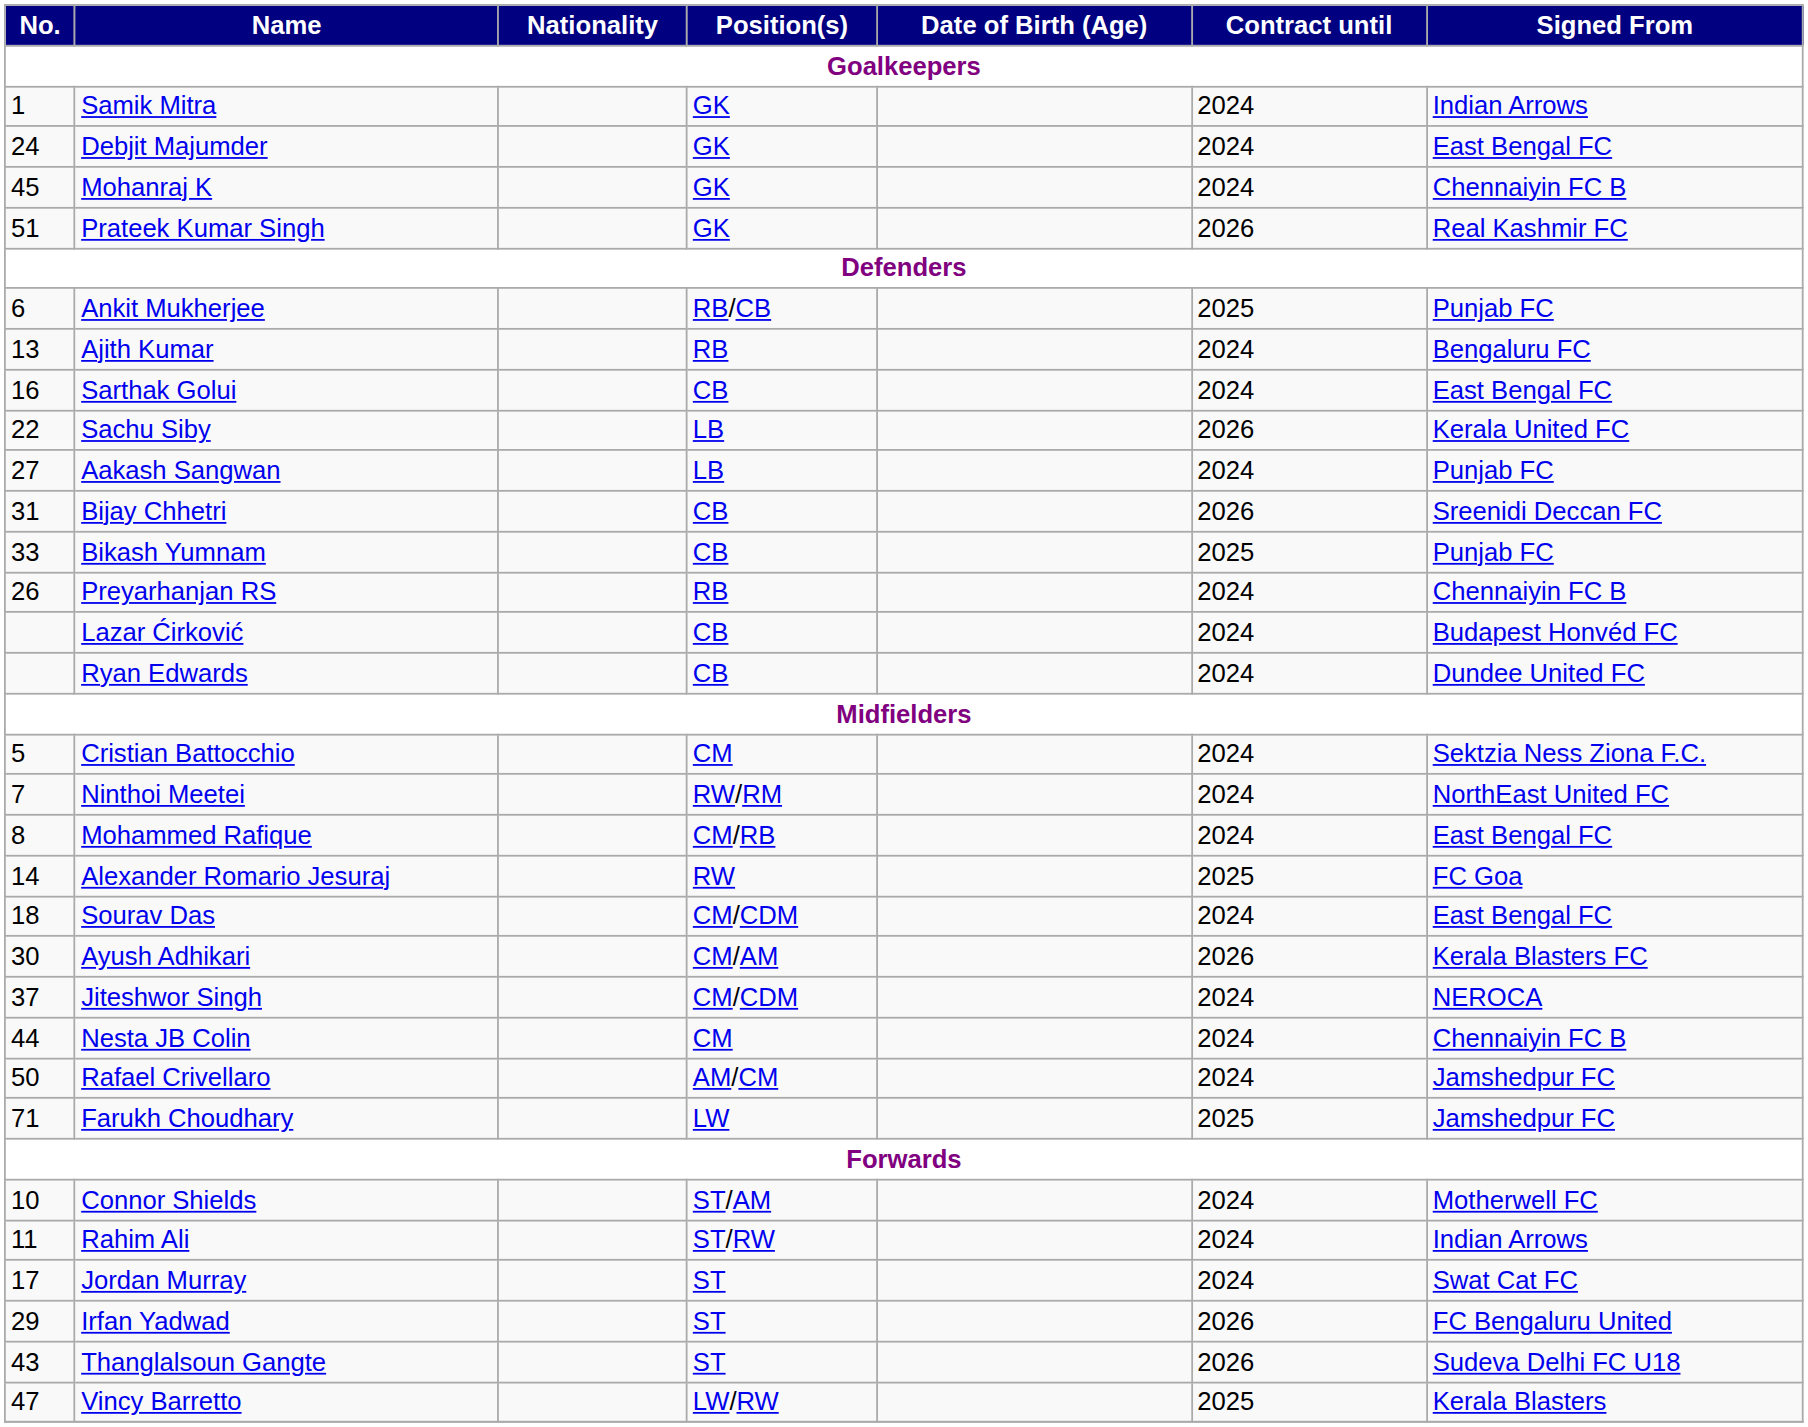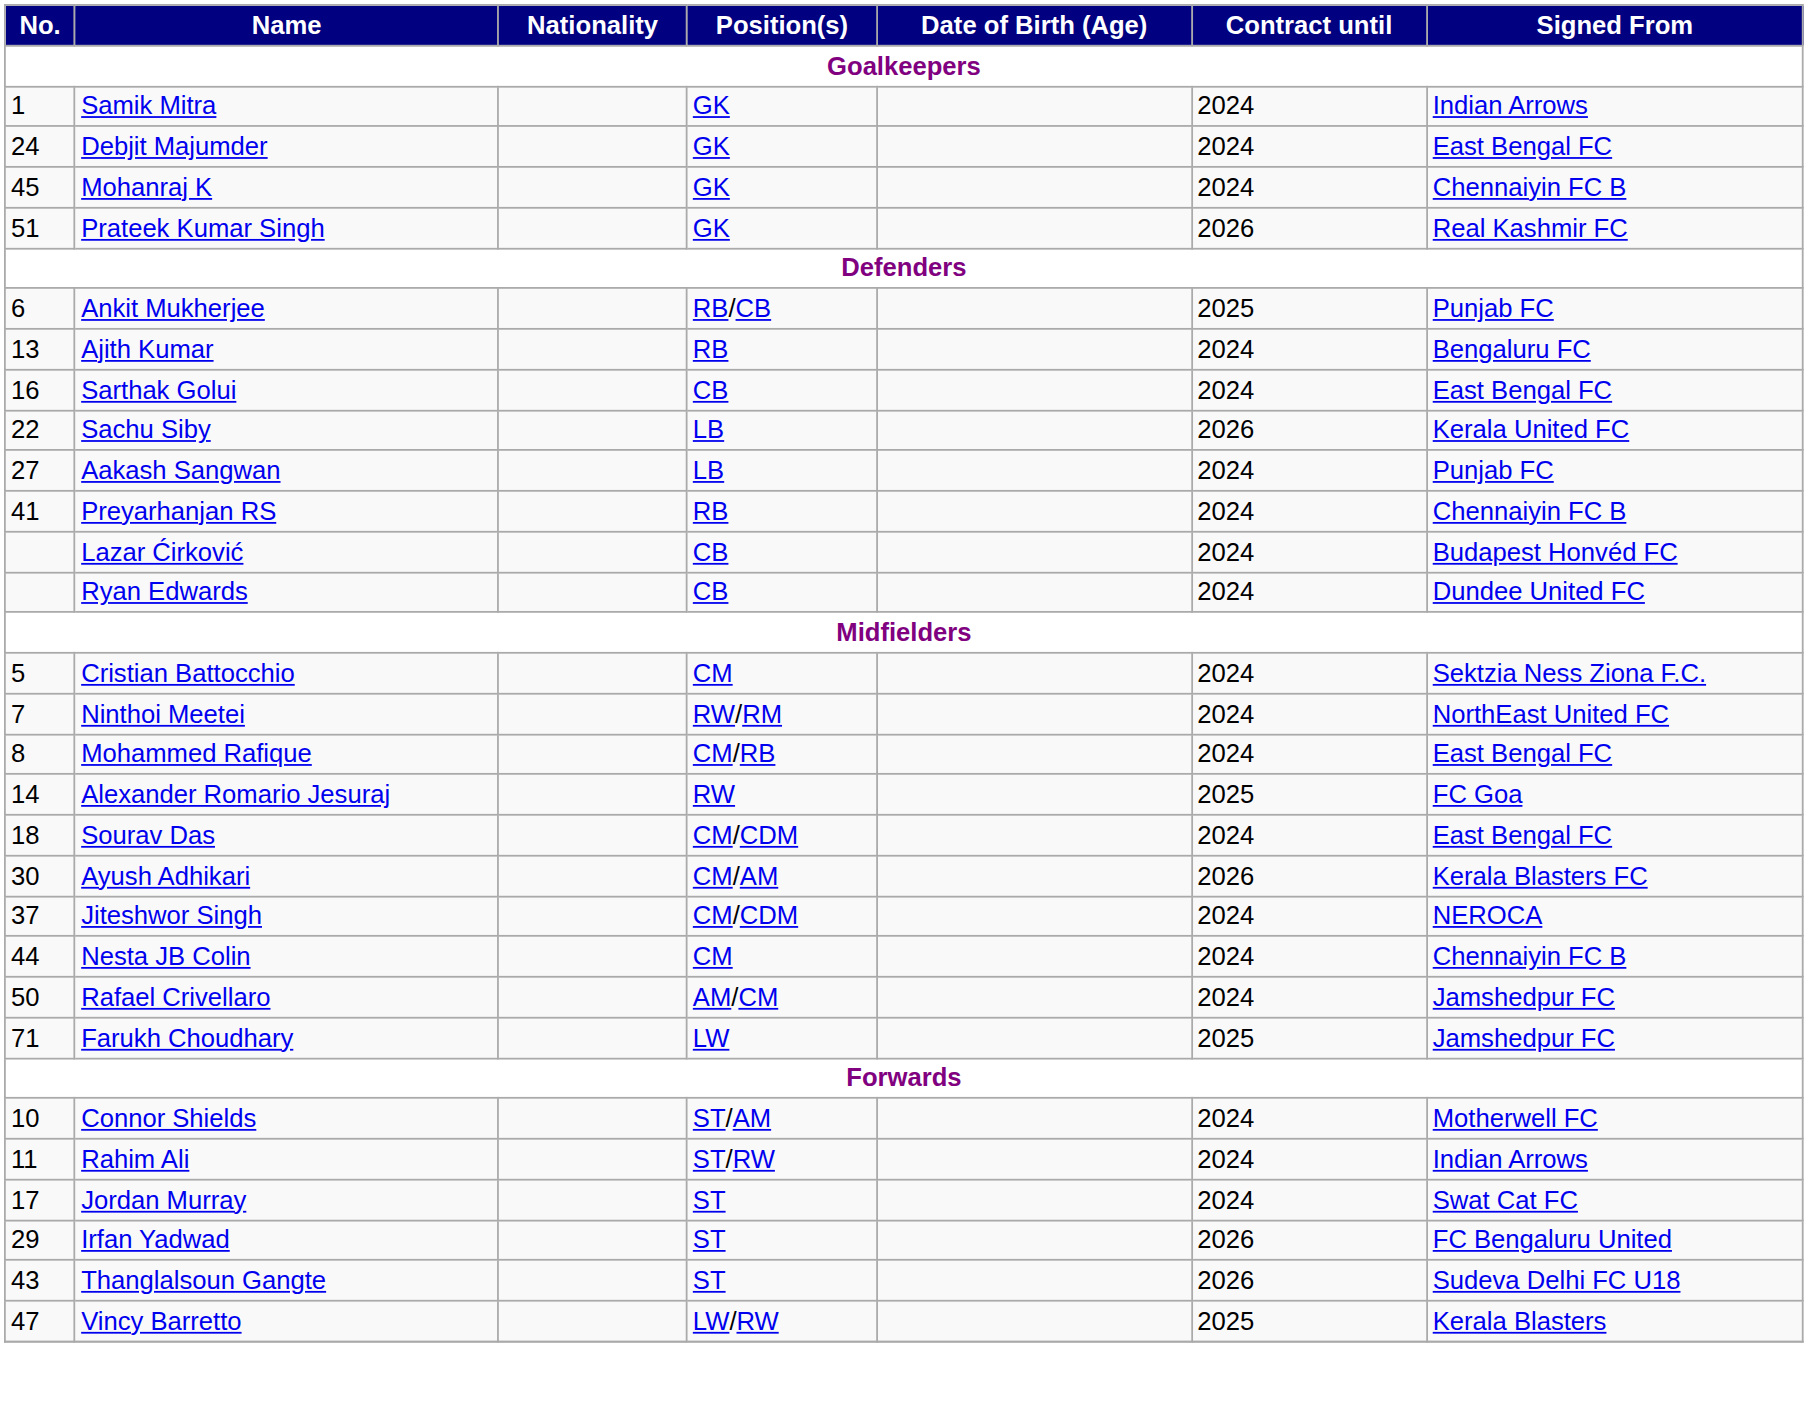- row: (154, 511)
- row: (173, 552)
(25, 592) 26 -> (25, 511) 41
